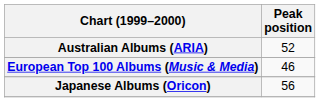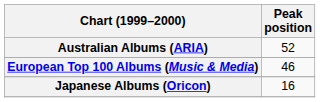(288, 86) 56 -> (288, 86) 16
